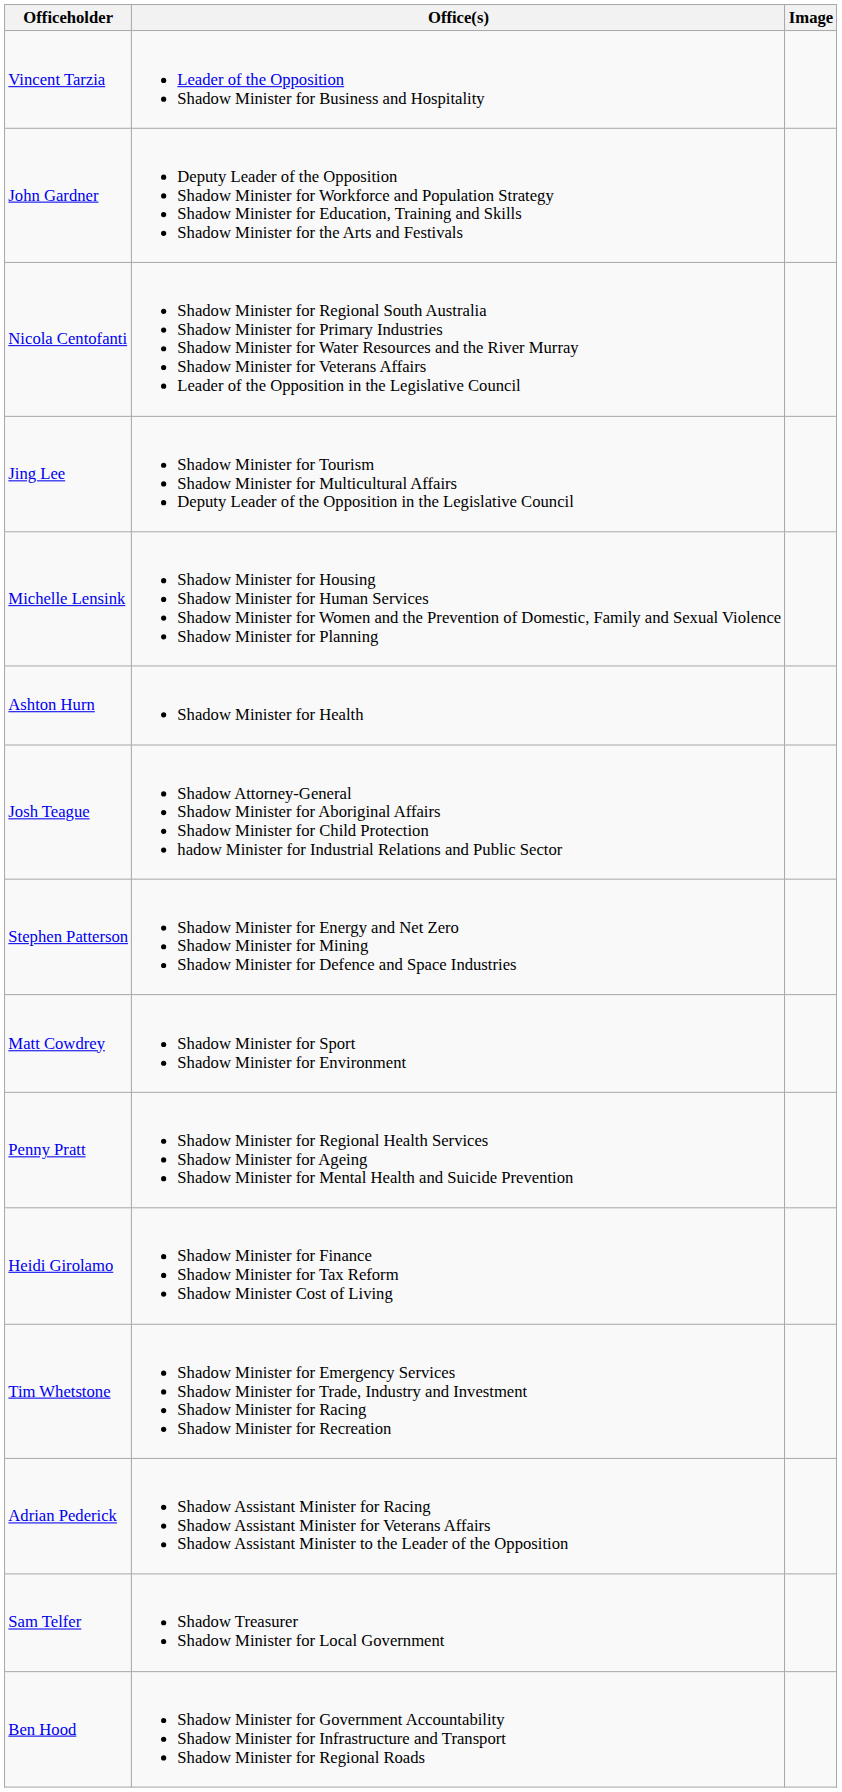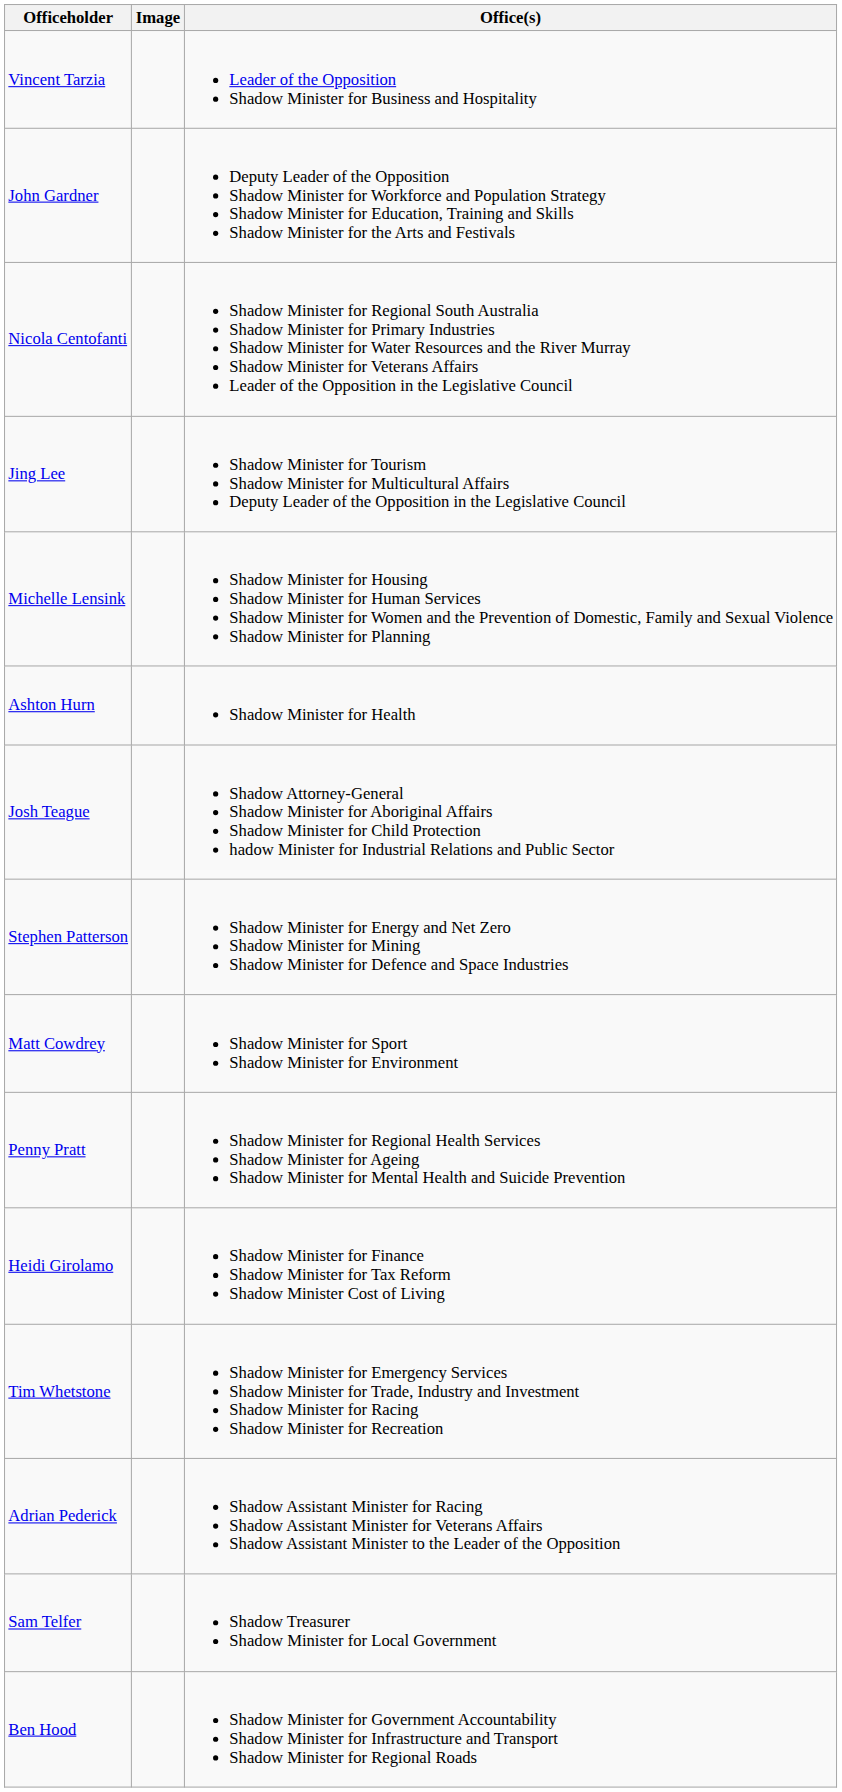columns swapped: (458, 17) <-> (811, 17)
